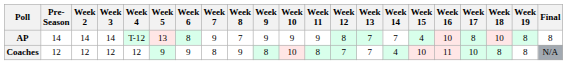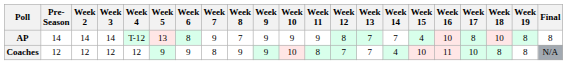(266, 53) 8 -> (266, 53) 9
